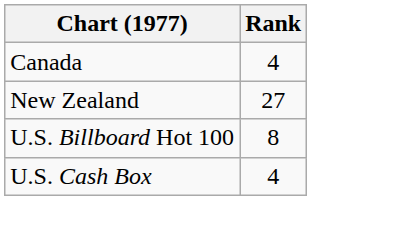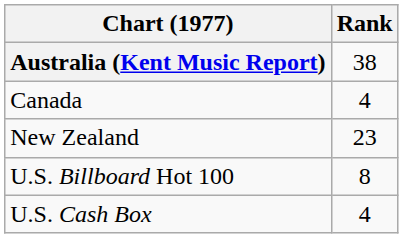+ row: (168, 61)
(273, 99) 27 -> (365, 137) 23
